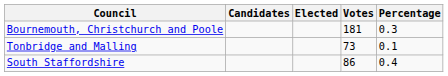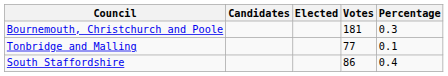(349, 46) 73 -> (349, 46) 77
